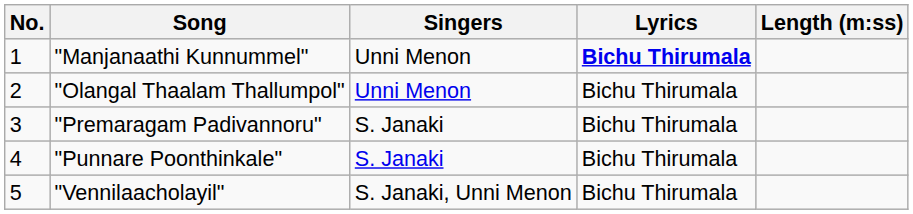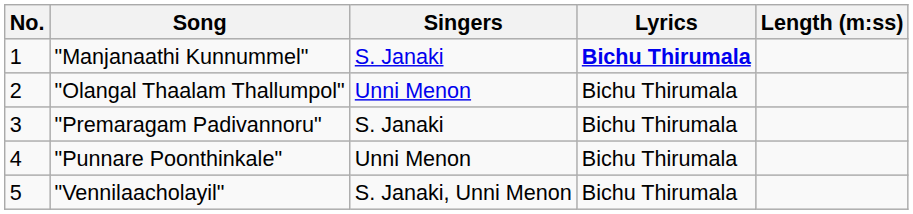(413, 56) Unni Menon -> (399, 56) S. Janaki
(399, 159) S. Janaki -> (413, 159) Unni Menon
